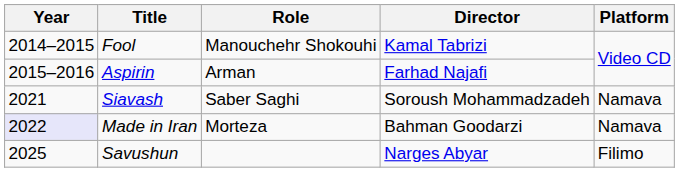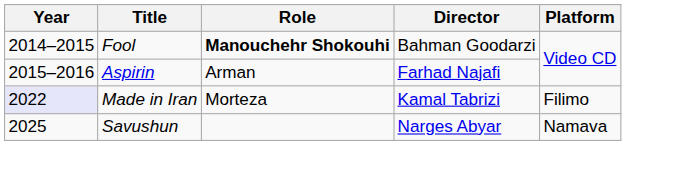(291, 45) normal -> (297, 45) bold
(436, 45) Kamal Tabrizi -> (467, 45) Bahman Goodarzi
- row: (133, 99)
(453, 126) Bahman Goodarzi -> (449, 99) Kamal Tabrizi
(630, 126) Namava -> (566, 99) Filimo
(621, 153) Filimo -> (575, 126) Namava
